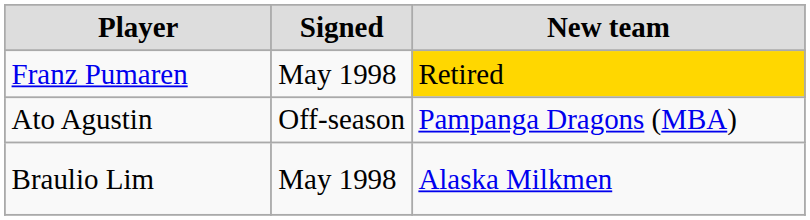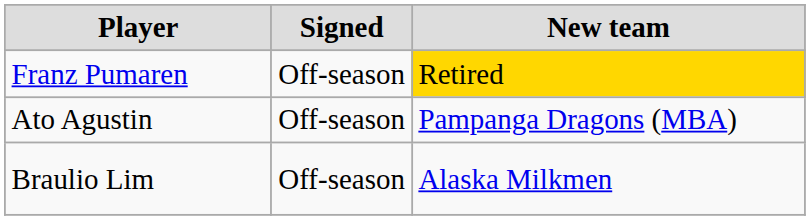(337, 73) May 1998 -> (342, 73) Off-season
(337, 178) May 1998 -> (342, 178) Off-season
